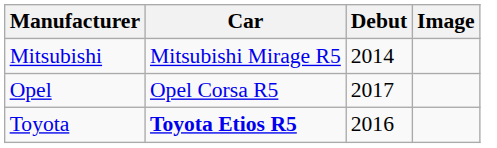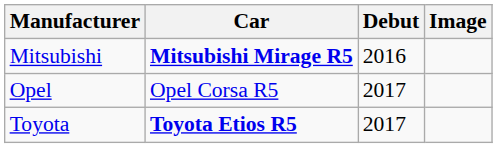(245, 55) normal -> (251, 55) bold
(372, 55) 2014 -> (384, 55) 2016
(372, 124) 2016 -> (384, 124) 2017
